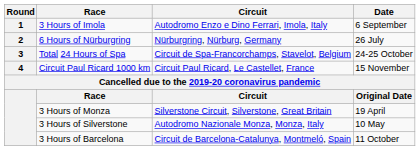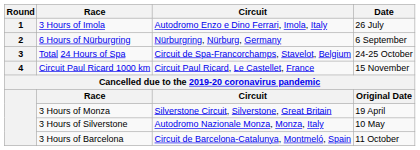(381, 25) 6 September -> (370, 25) 26 July
(370, 39) 26 July -> (381, 39) 6 September
